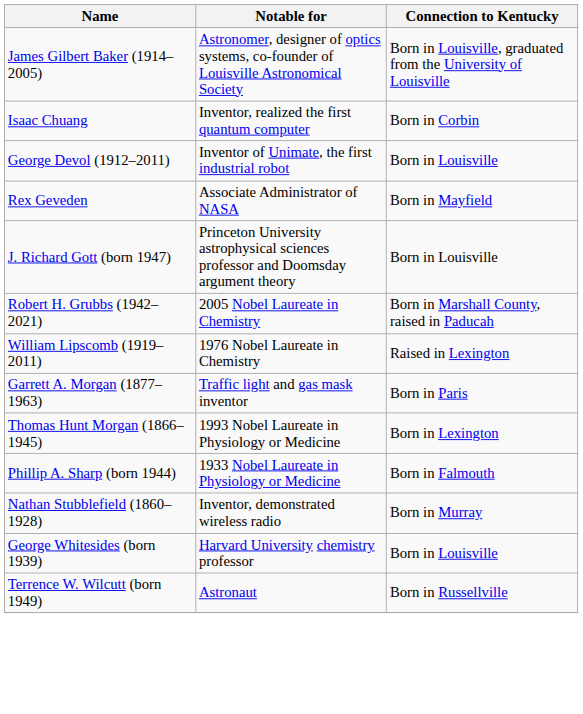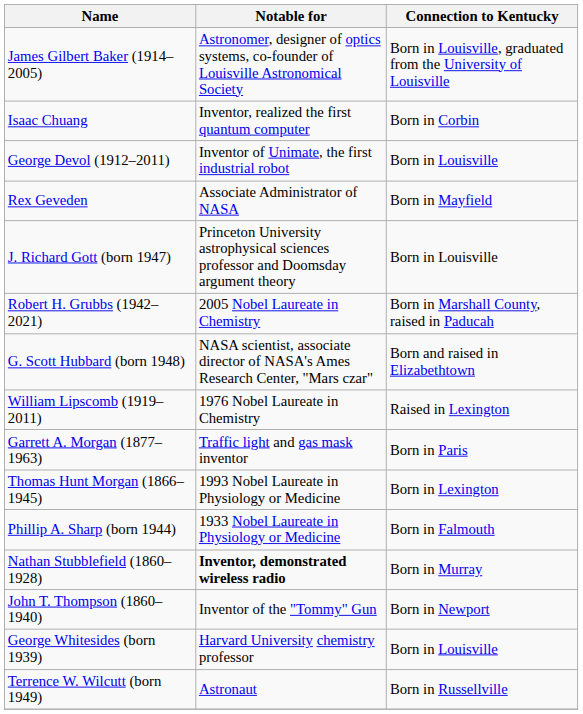+ row: (96, 361)
(267, 513) normal -> (273, 569) bold
+ row: (85, 609)
